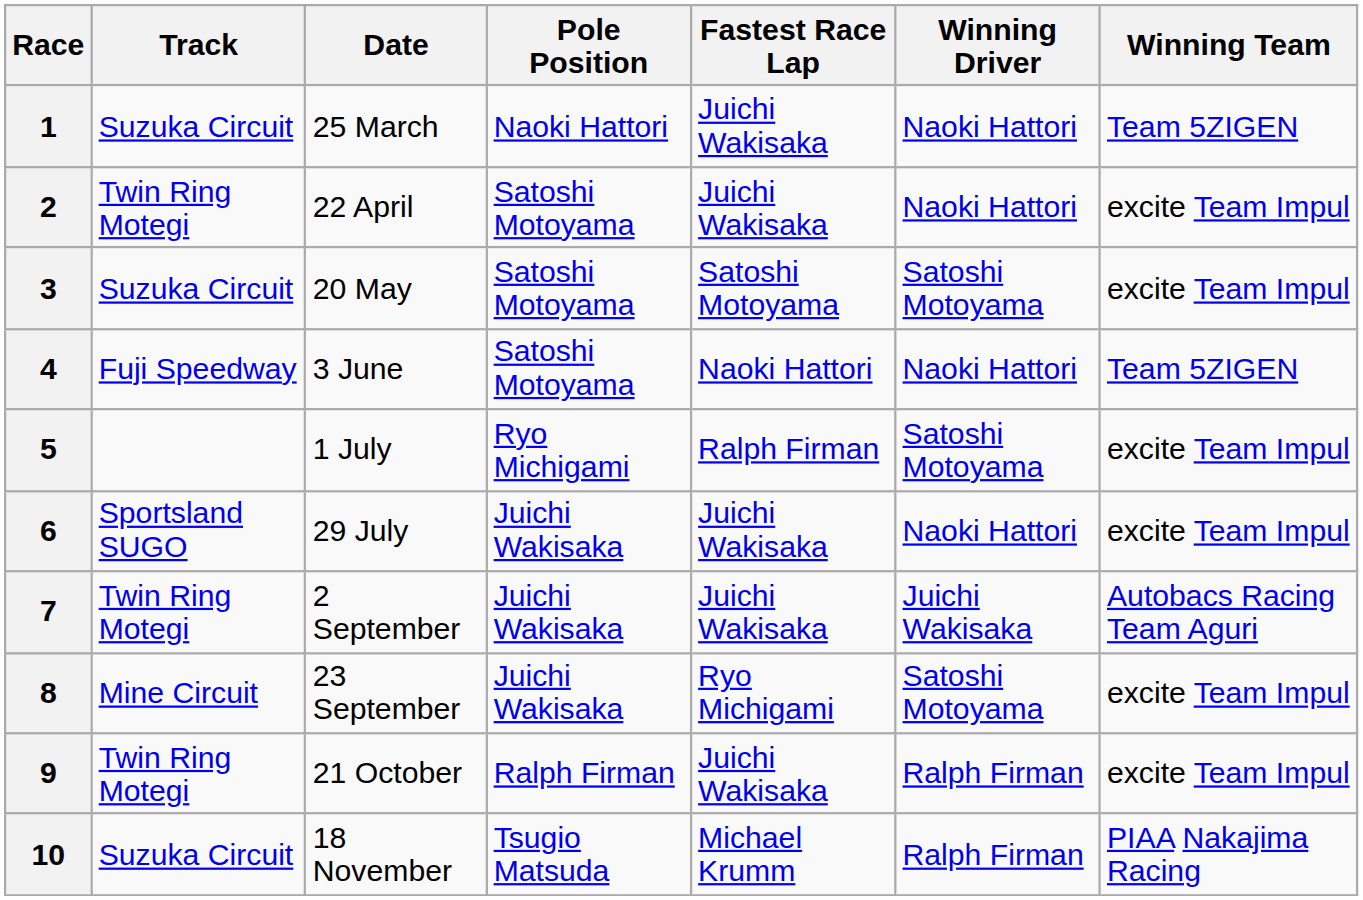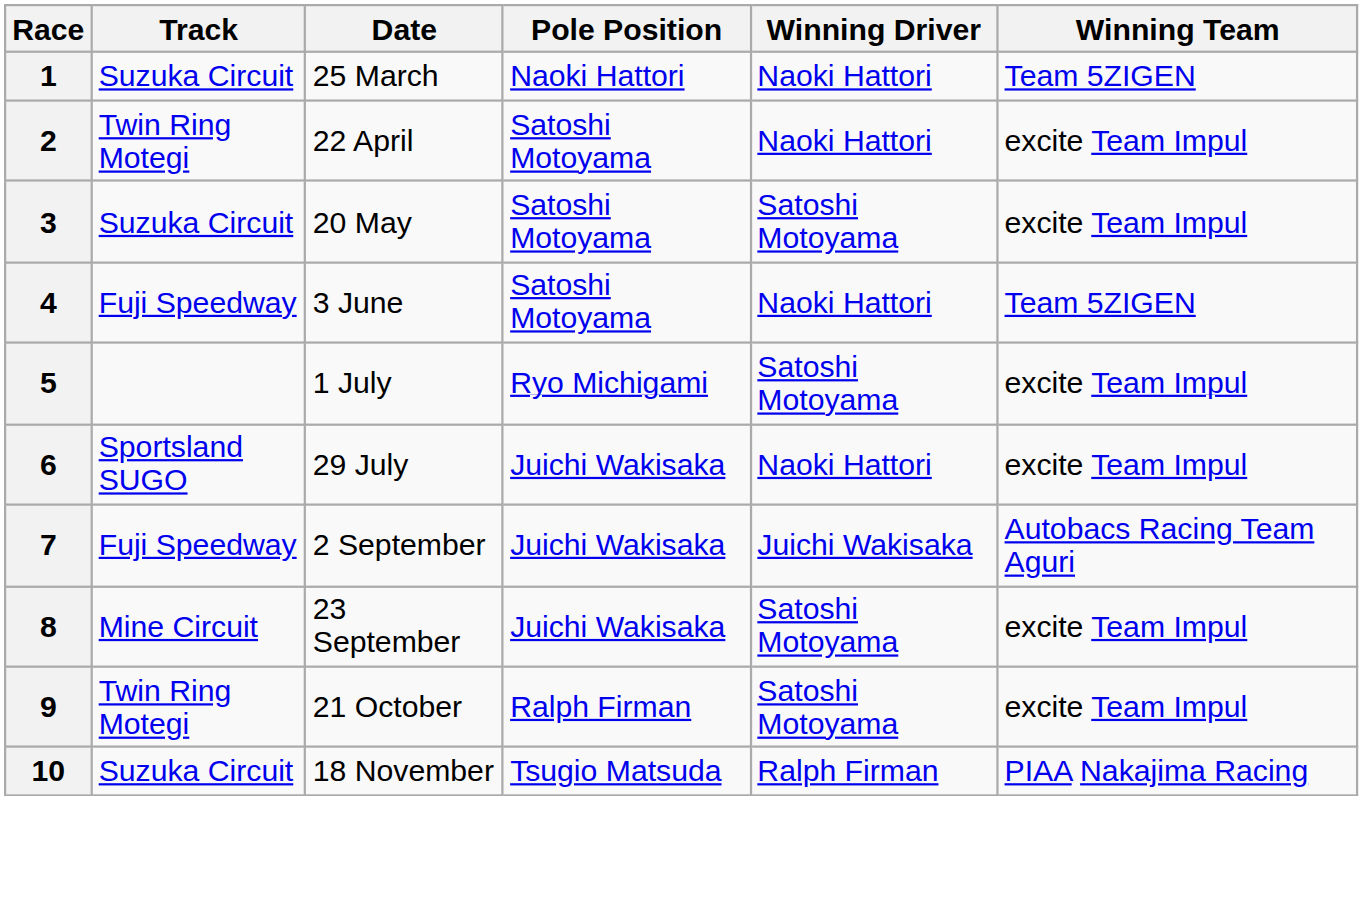- column: (793, 45)
(165, 611) Twin Ring Motegi -> (198, 545) Fuji Speedway
(993, 773) Ralph Firman -> (828, 707) Satoshi Motoyama
